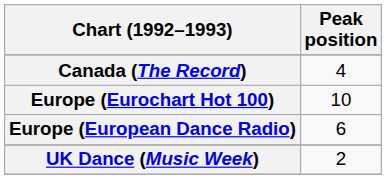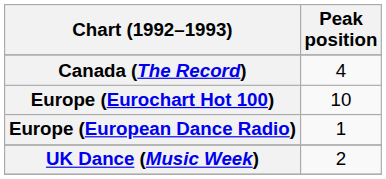(341, 129) 6 -> (341, 129) 1
